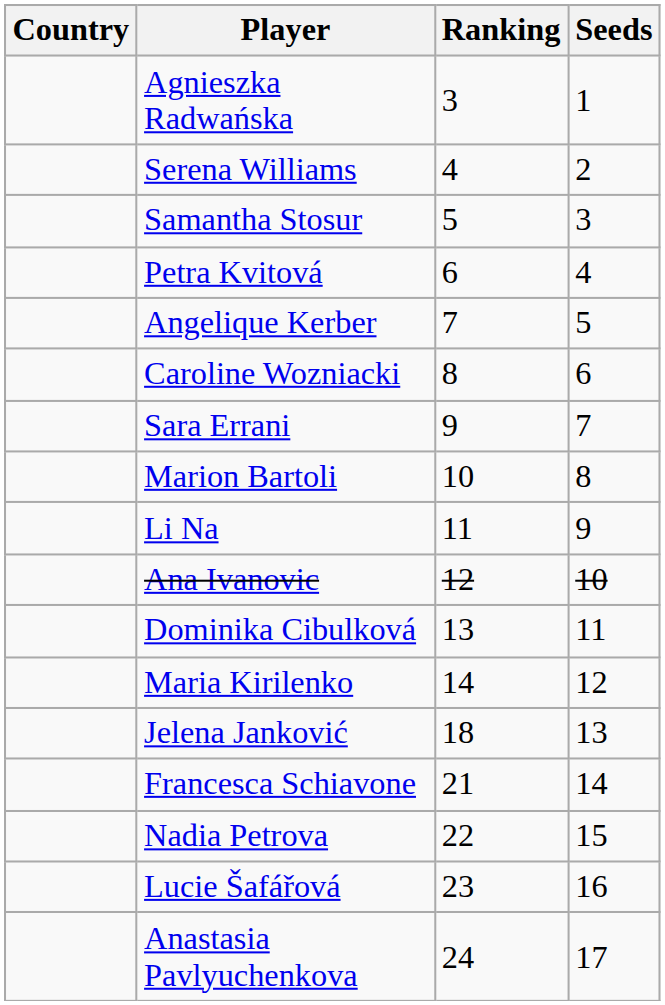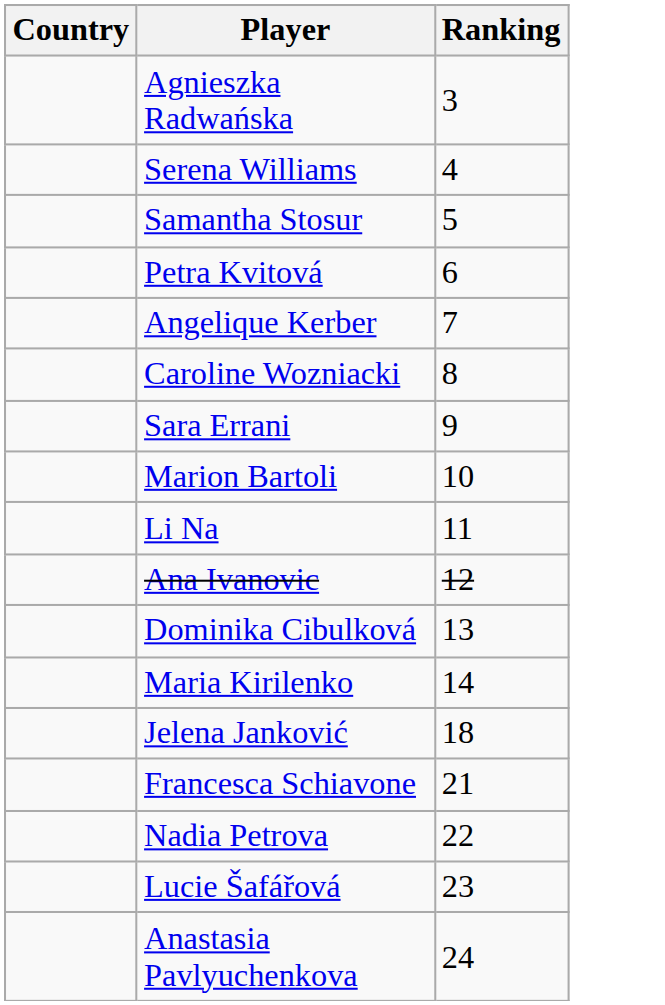- column: (614, 30)
